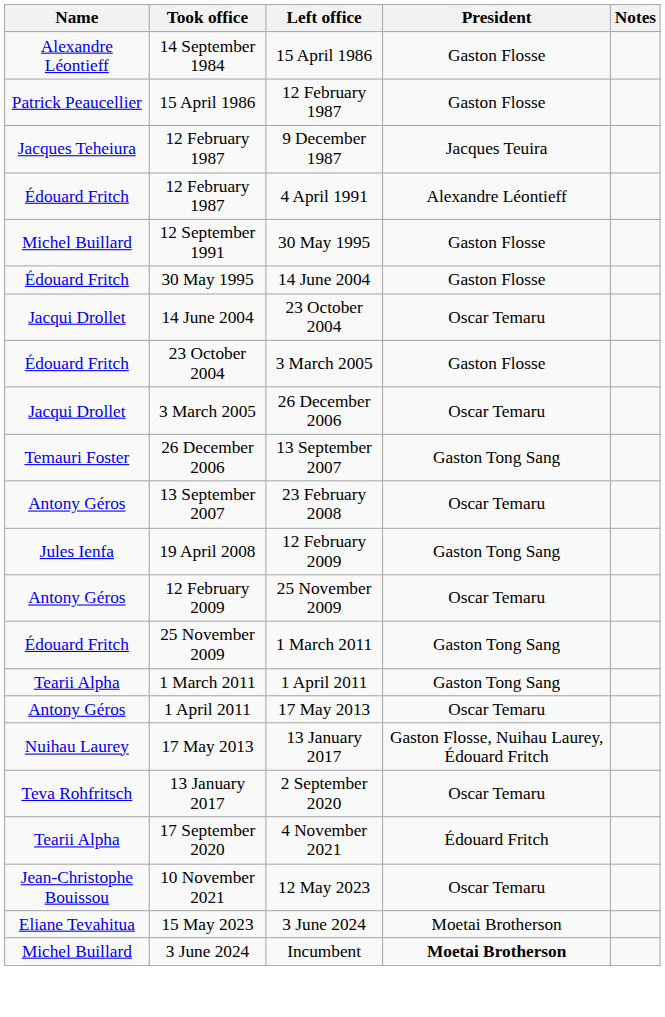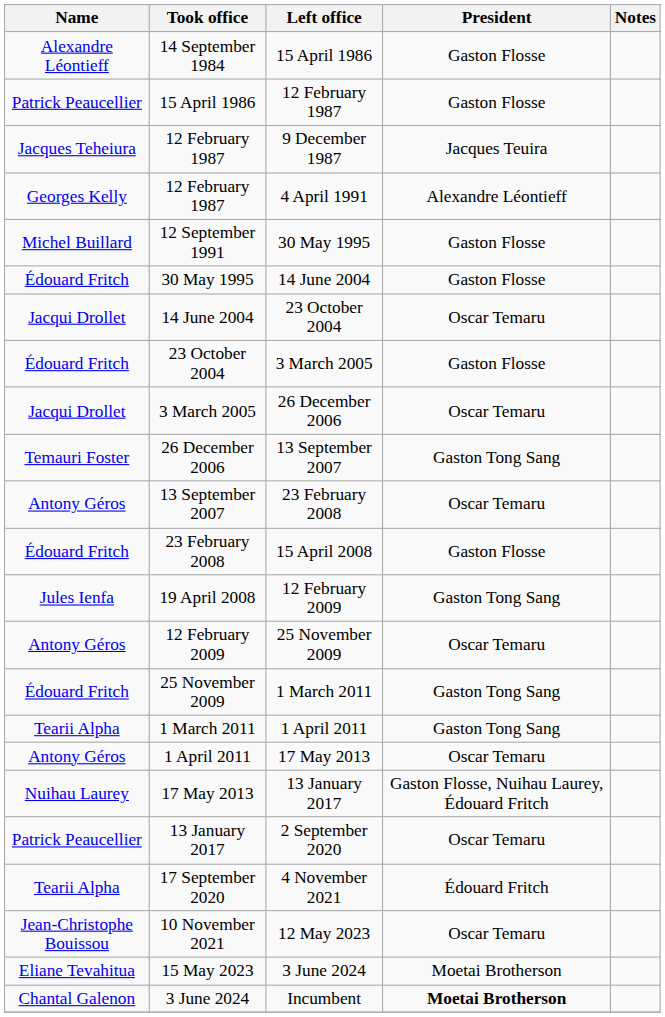(77, 195) Édouard Fritch -> (77, 195) Georges Kelly
+ row: (324, 551)
(77, 793) Teva Rohfritsch -> (77, 840) Patrick Peaucellier
(77, 951) Michel Buillard -> (77, 998) Chantal Galenon
